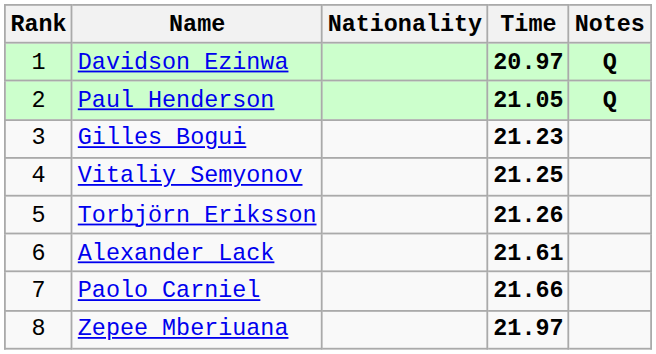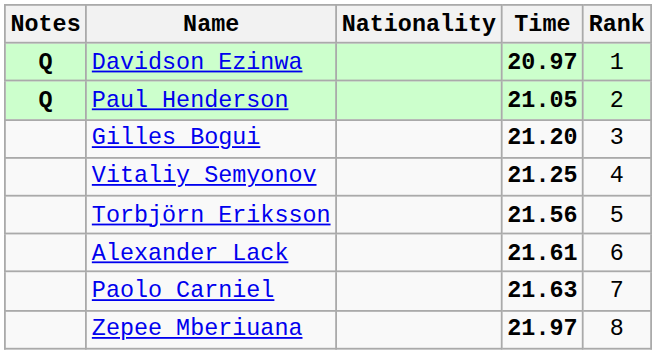columns swapped: (39, 24) <-> (610, 24)
(528, 138) 21.23 -> (542, 138) 21.20
(528, 215) 21.26 -> (542, 215) 21.56
(528, 291) 21.66 -> (542, 291) 21.63
